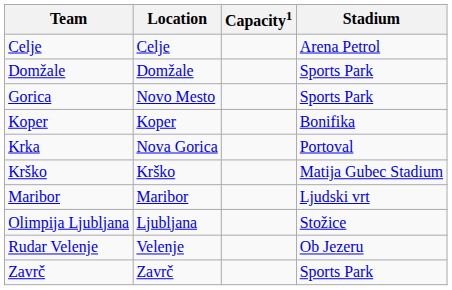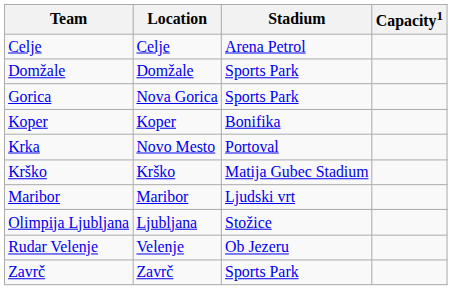columns swapped: (371, 19) <-> (259, 19)
(176, 96) Novo Mesto -> (177, 96) Nova Gorica
(177, 146) Nova Gorica -> (176, 146) Novo Mesto
